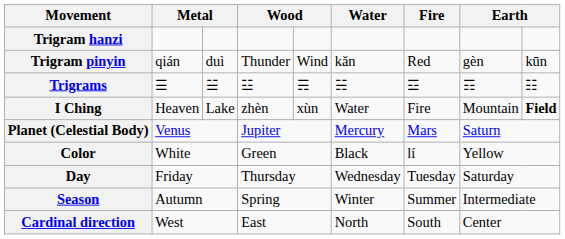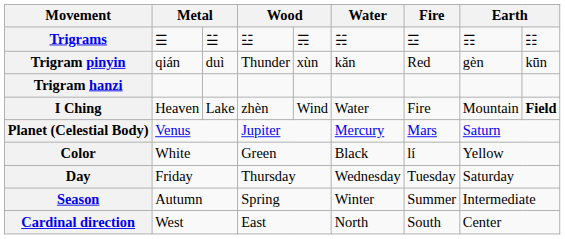rows swapped: (78, 38) <-> (78, 84)
(312, 61) Wind -> (307, 62) xùn
(307, 108) xùn -> (312, 108) Wind
